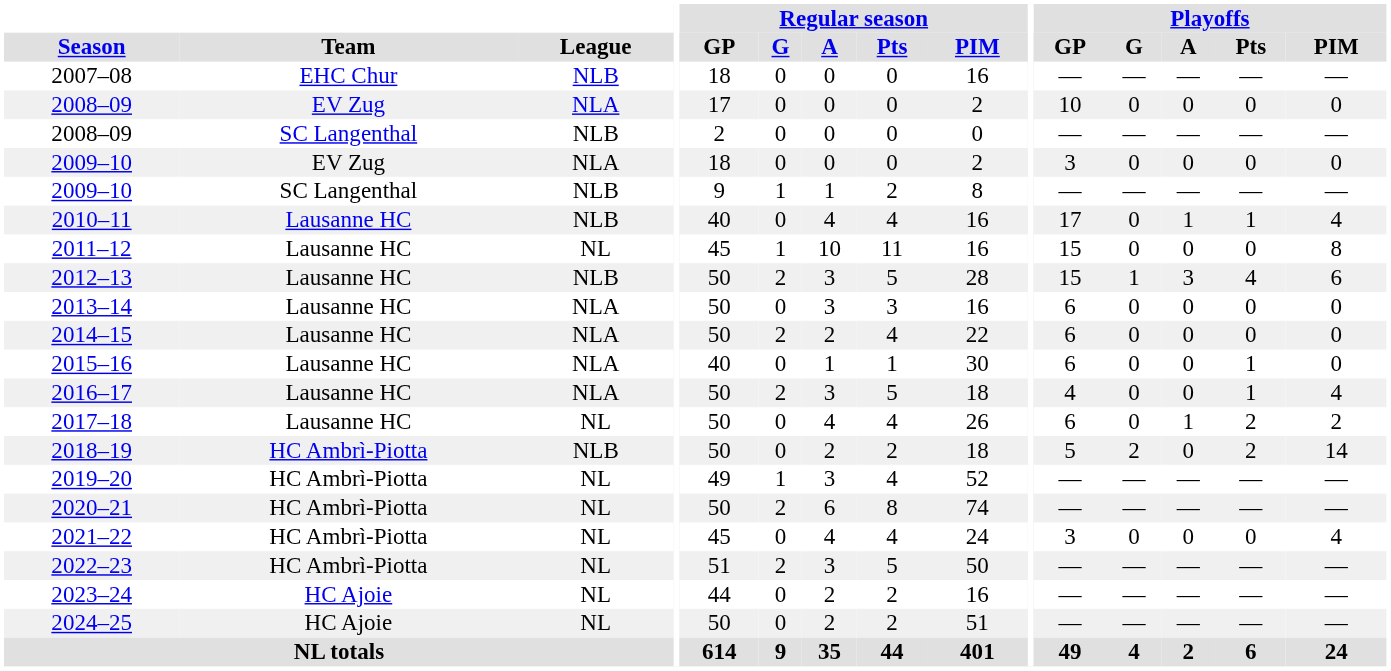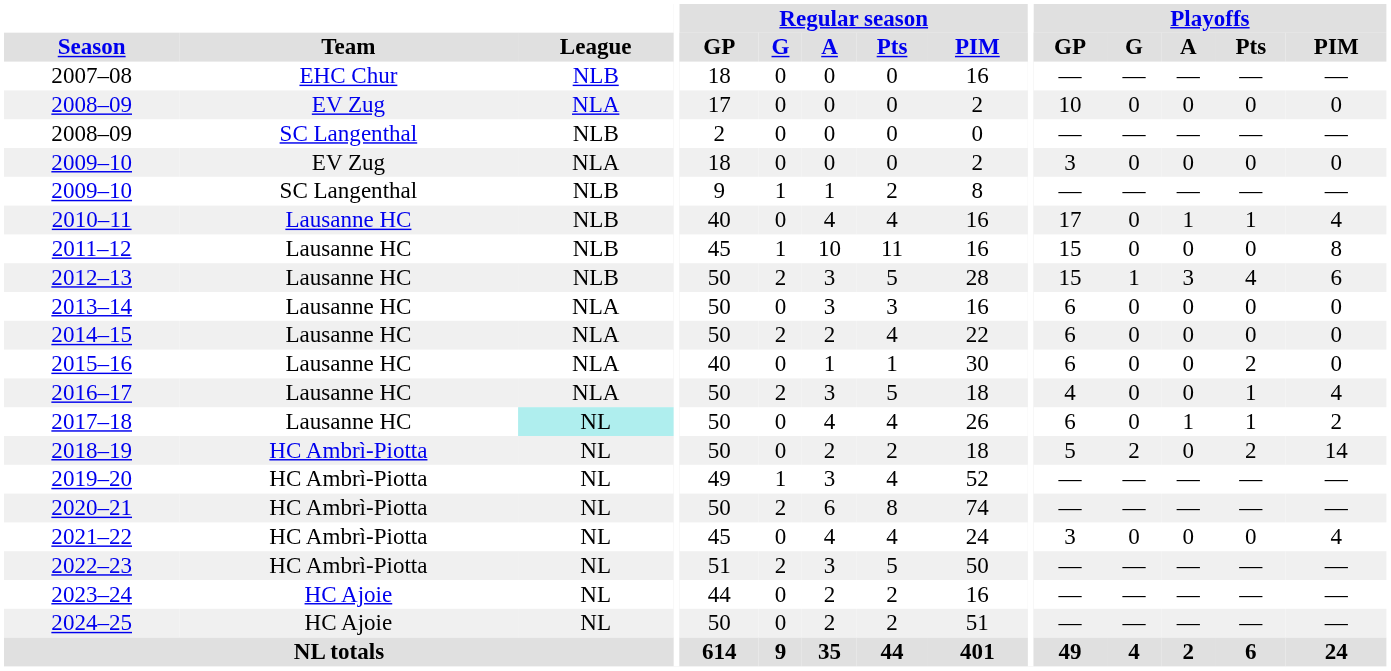(596, 248) NL -> (596, 248) NLB
(1251, 363) 1 -> (1251, 363) 2
(596, 421) no background -> (596, 421) paleturquoise background
(1251, 421) 2 -> (1251, 421) 1
(596, 450) NLB -> (596, 450) NL
